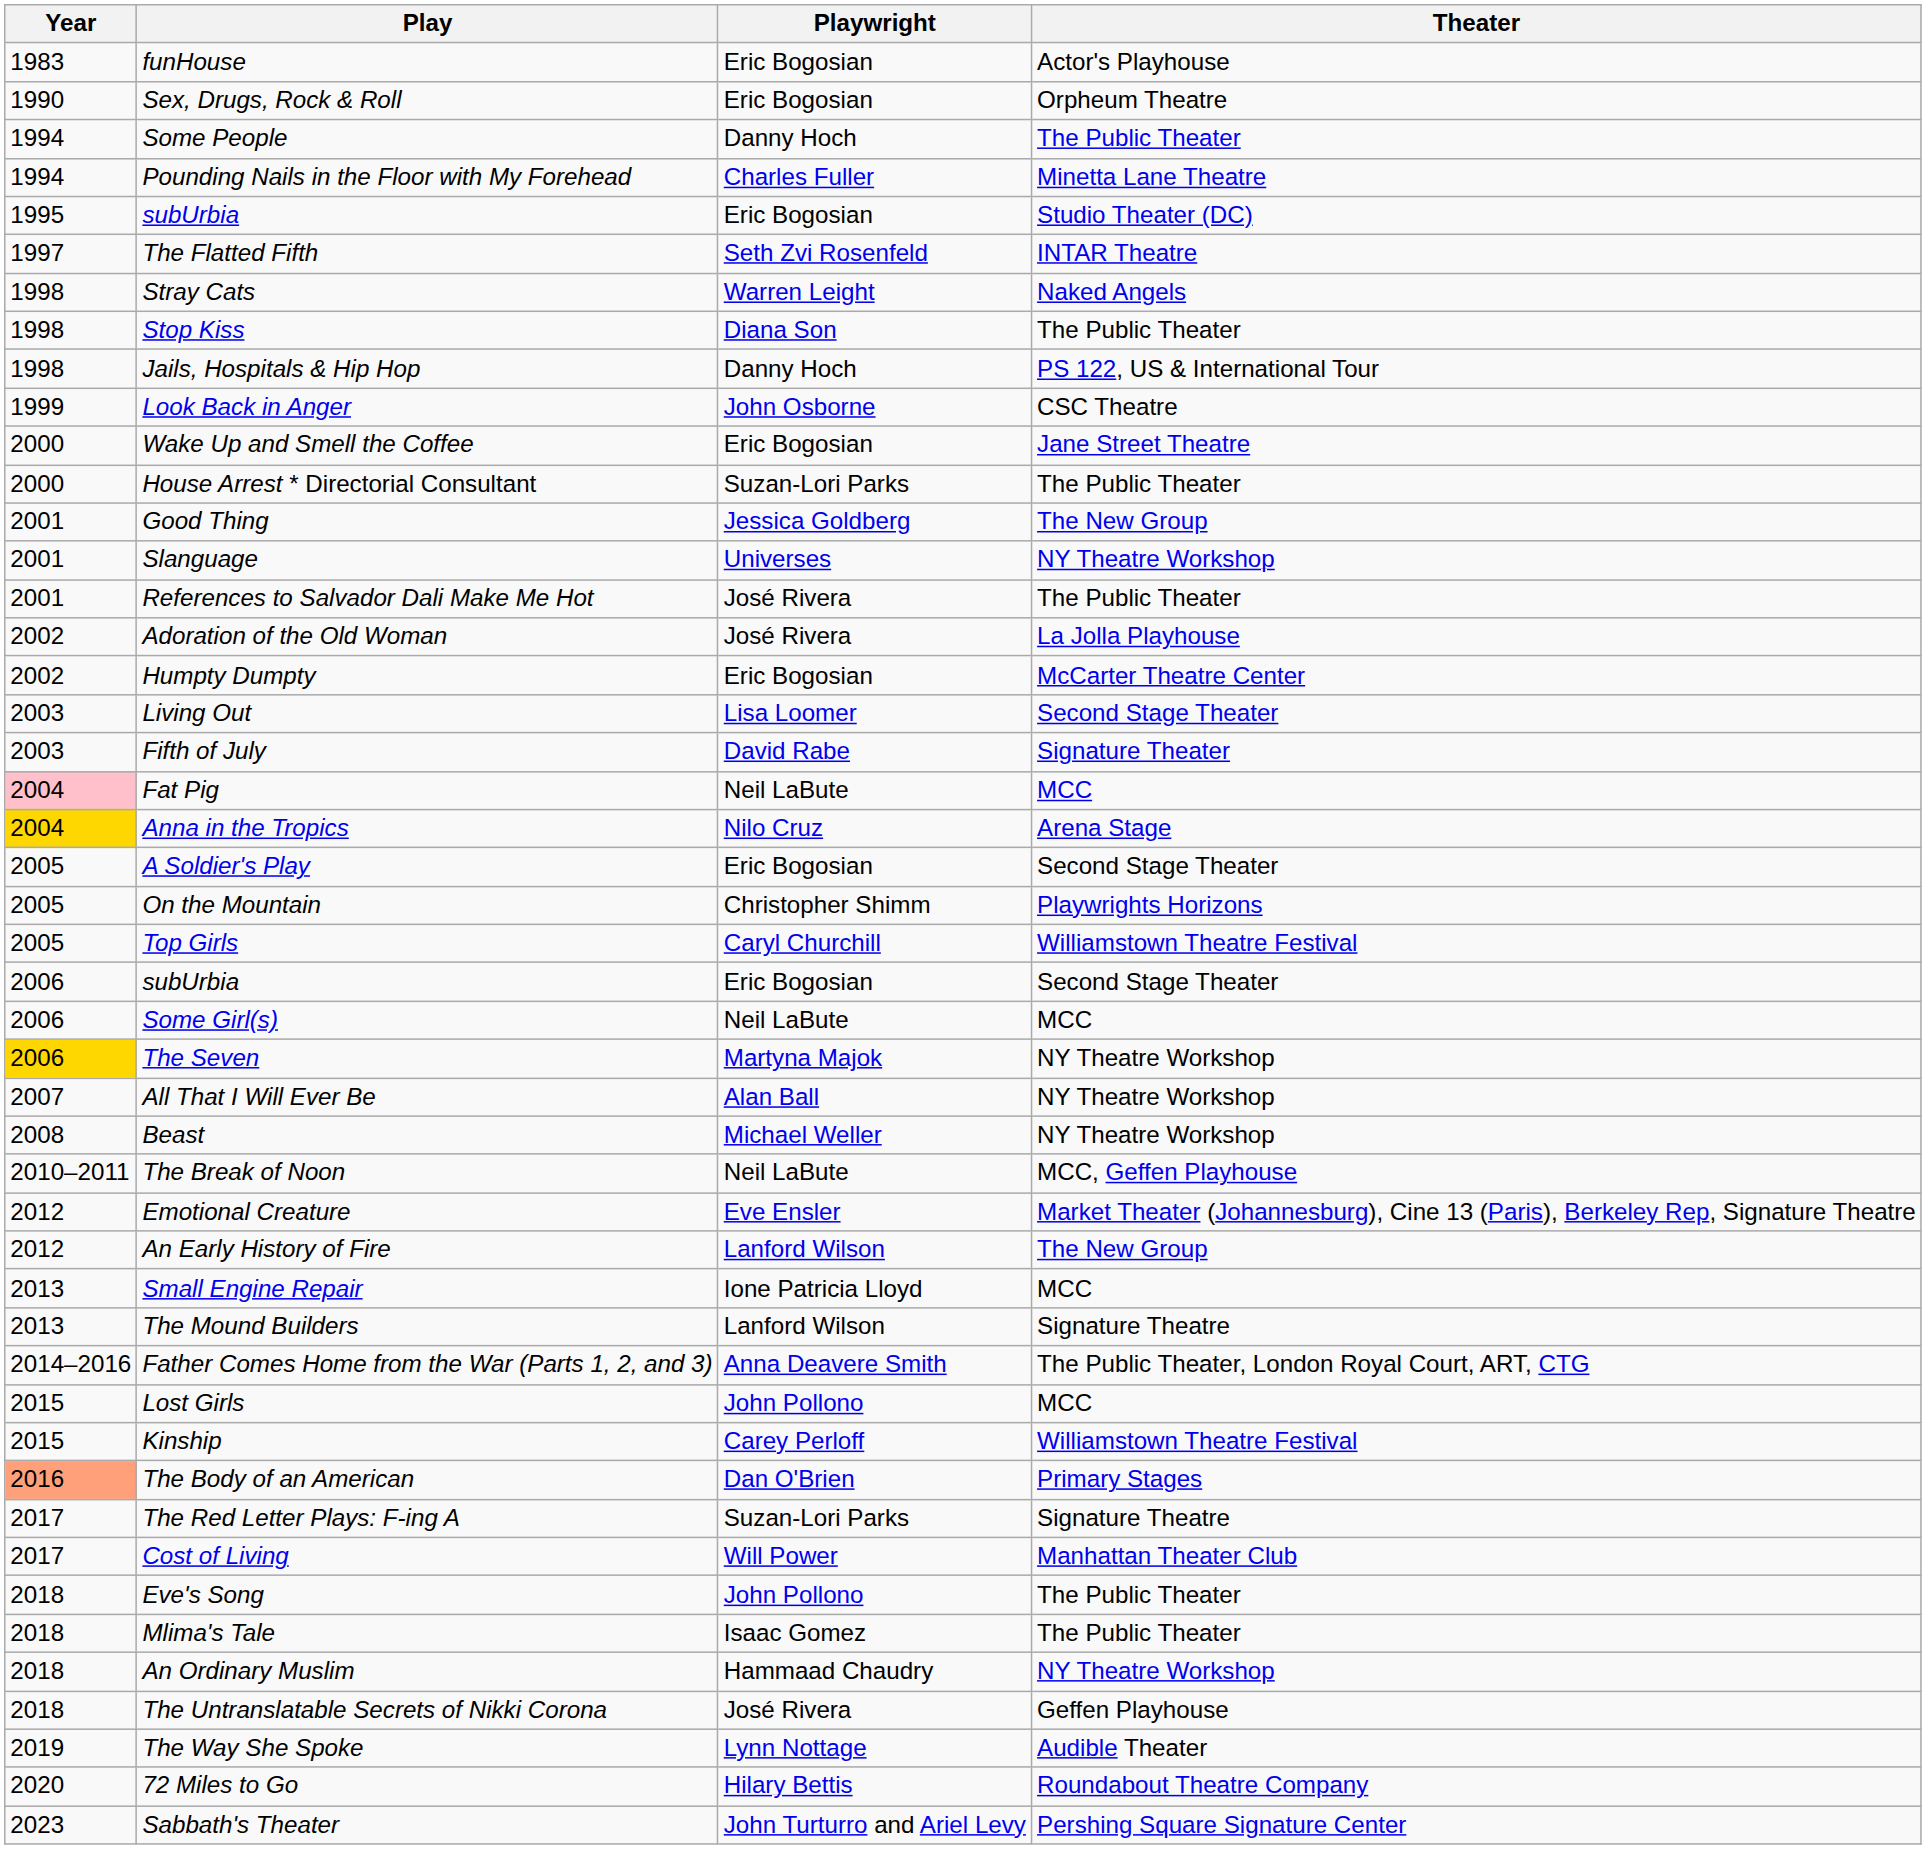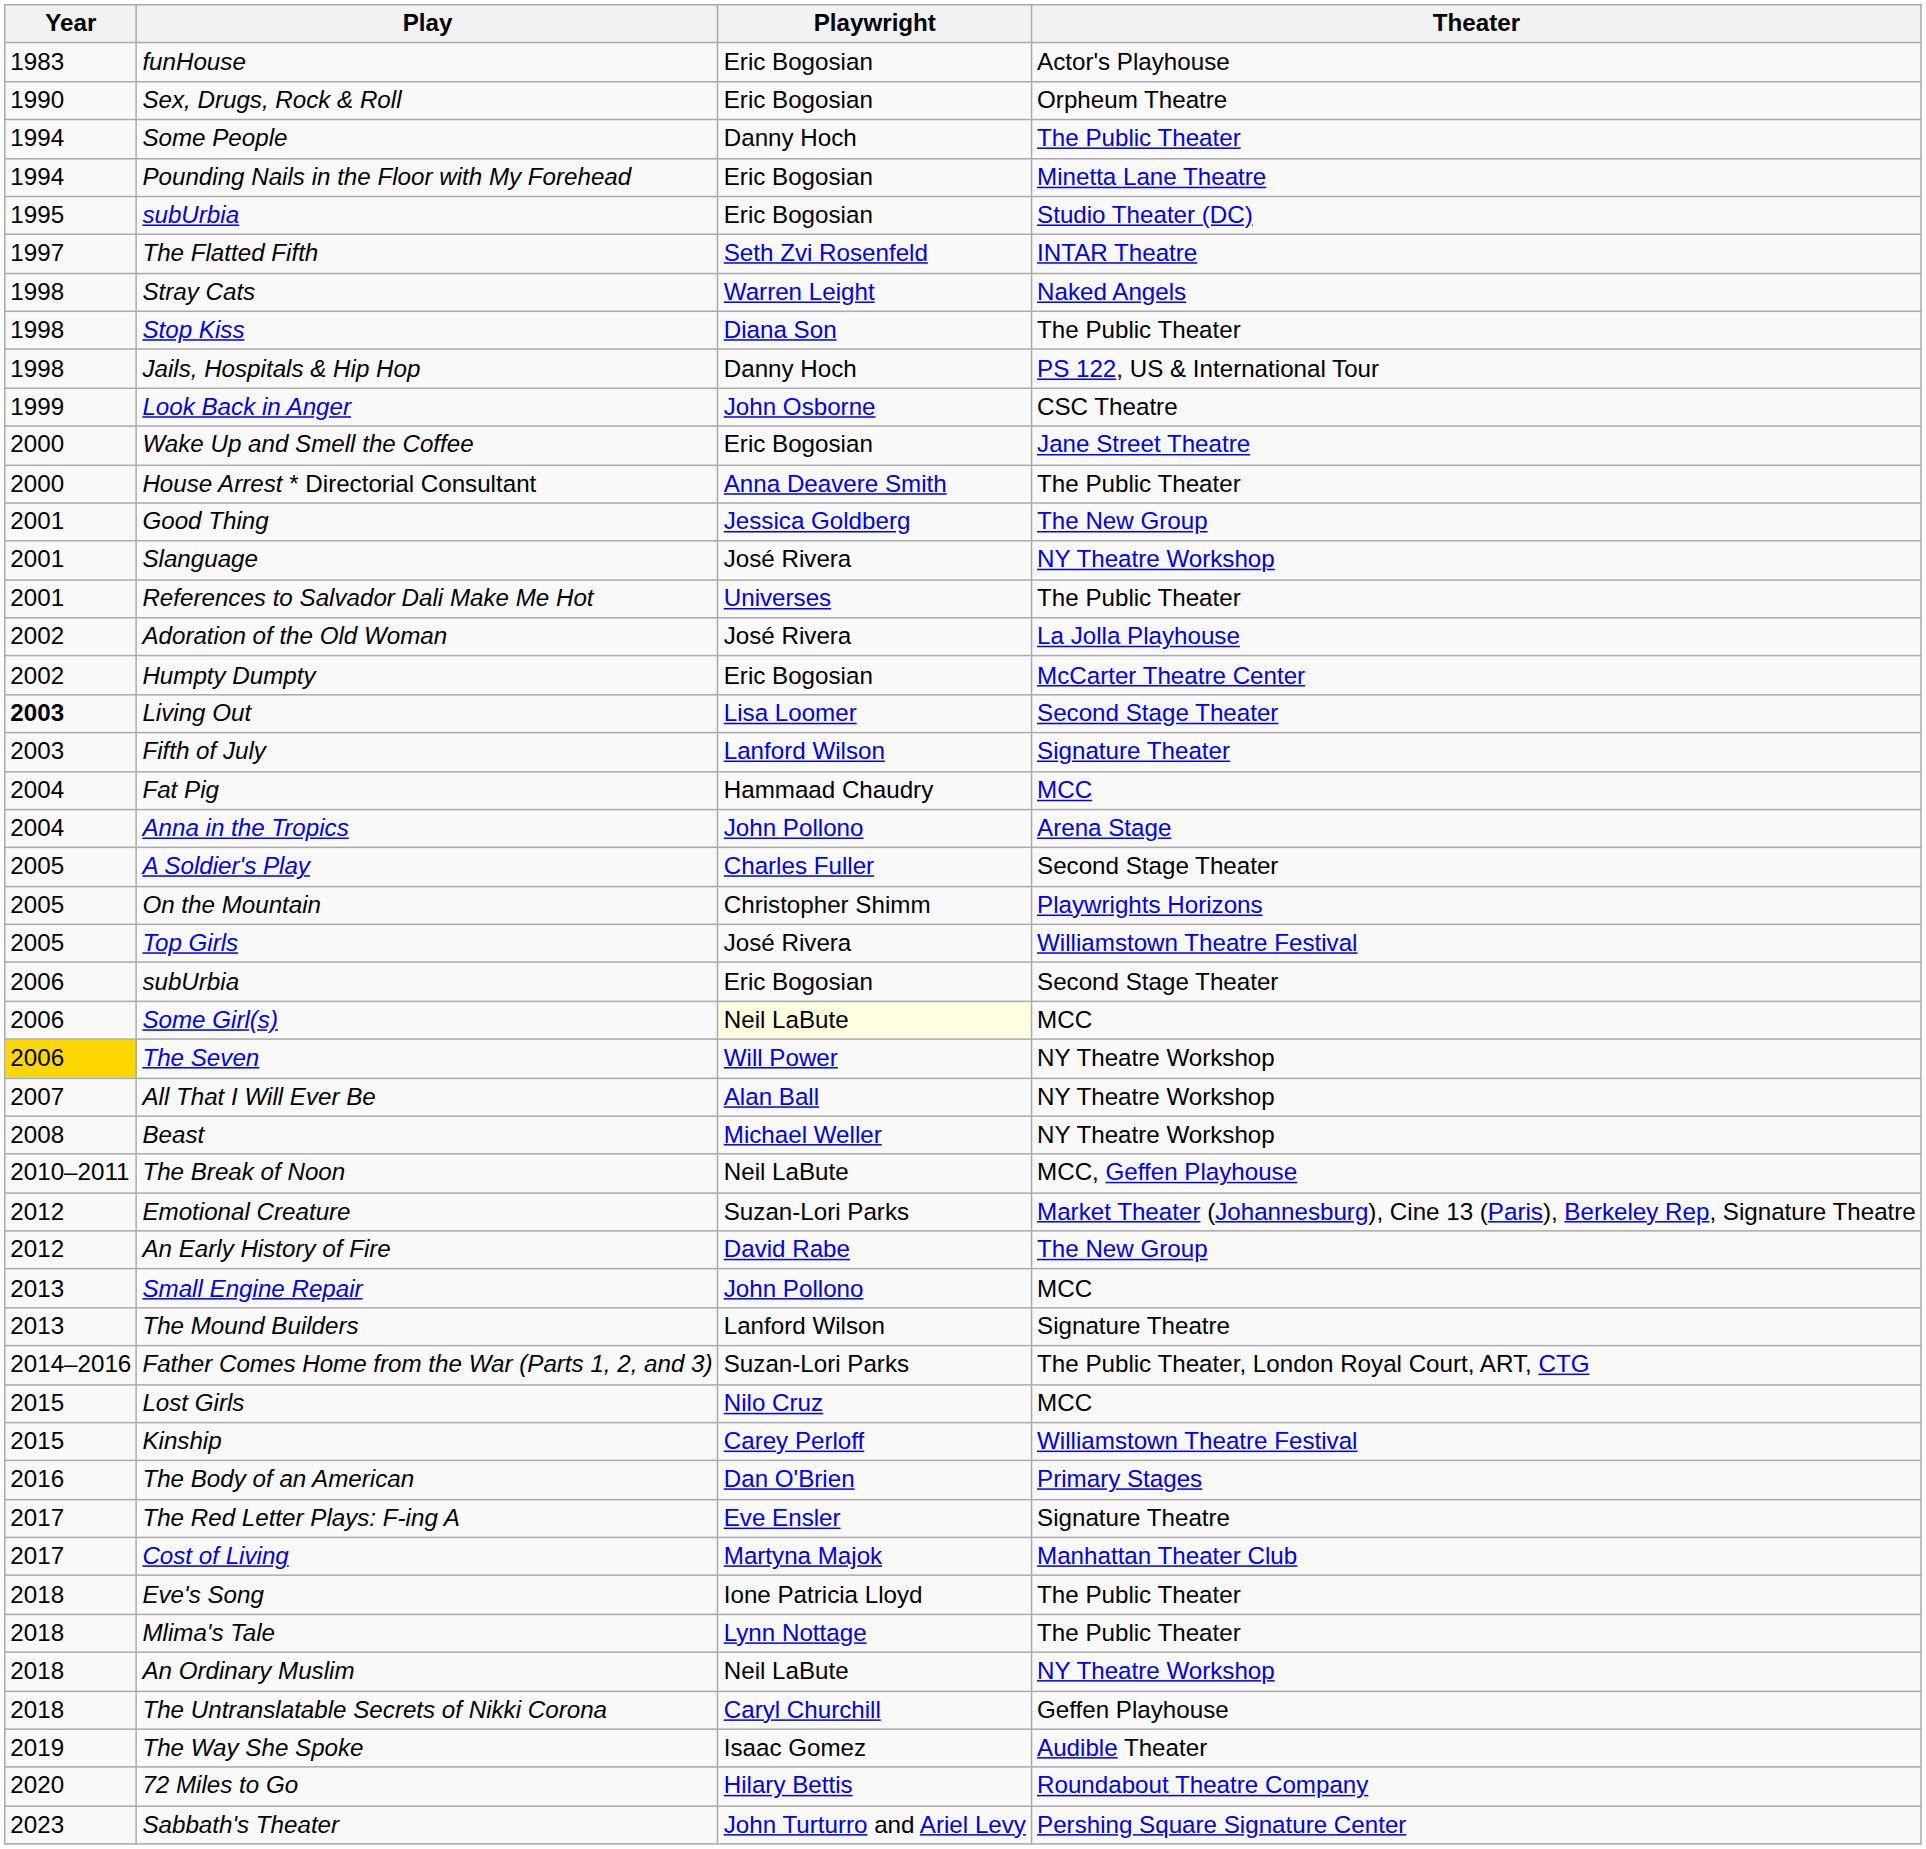(799, 176) Charles Fuller -> (798, 176) Eric Bogosian
(816, 483) Suzan-Lori Parks -> (835, 483) Anna Deavere Smith
(777, 560) Universes -> (788, 560) José Rivera
(788, 598) José Rivera -> (777, 598) Universes
(37, 713) normal -> (37, 713) bold
(787, 751) David Rabe -> (804, 751) Lanford Wilson
(37, 789) pink background -> (37, 789) no background
(786, 789) Neil LaBute -> (828, 789) Hammaad Chaudry
(37, 828) gold background -> (37, 828) no background
(773, 828) Nilo Cruz -> (794, 828) John Pollono
(798, 866) Eric Bogosian -> (799, 866) Charles Fuller
(802, 943) Caryl Churchill -> (788, 943) José Rivera
(786, 1019) no background -> (786, 1019) lightyellow background
(803, 1058) Martyna Majok -> (781, 1058) Will Power
(782, 1211) Eve Ensler -> (816, 1211) Suzan-Lori Parks
(804, 1249) Lanford Wilson -> (787, 1249) David Rabe
(823, 1288) Ione Patricia Lloyd -> (794, 1288) John Pollono
(835, 1364) Anna Deavere Smith -> (816, 1364) Suzan-Lori Parks
(794, 1403) John Pollono -> (773, 1403) Nilo Cruz
(37, 1479) lightsalmon background -> (37, 1479) no background
(816, 1517) Suzan-Lori Parks -> (782, 1517) Eve Ensler
(781, 1556) Will Power -> (803, 1556) Martyna Majok
(794, 1594) John Pollono -> (823, 1594) Ione Patricia Lloyd
(795, 1632) Isaac Gomez -> (795, 1632) Lynn Nottage
(828, 1671) Hammaad Chaudry -> (786, 1671) Neil LaBute
(788, 1709) José Rivera -> (802, 1709) Caryl Churchill
(795, 1747) Lynn Nottage -> (795, 1747) Isaac Gomez
